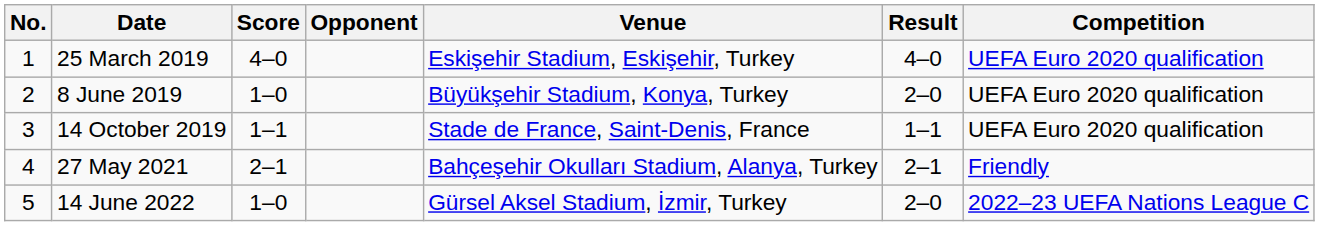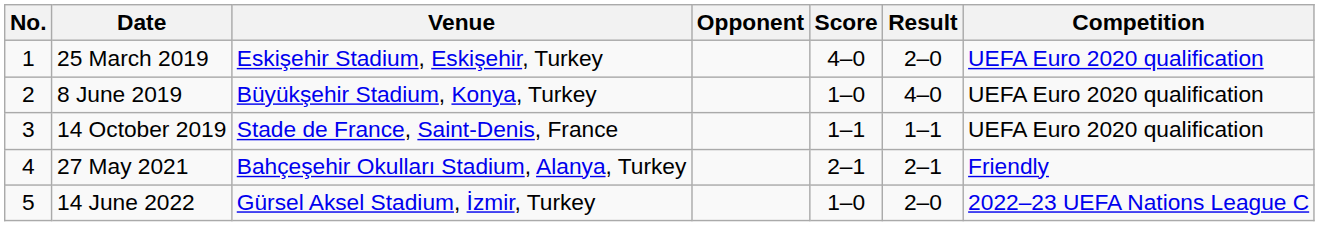columns swapped: (653, 22) <-> (268, 22)
(923, 58) 4–0 -> (923, 58) 2–0
(923, 94) 2–0 -> (923, 94) 4–0
